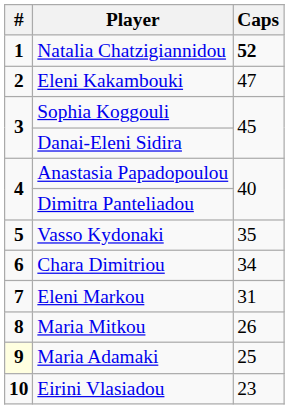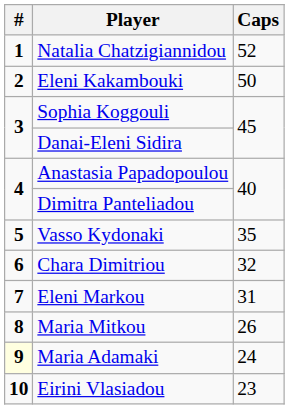(247, 50) bold -> (247, 50) normal
(247, 81) 47 -> (247, 81) 50
(247, 265) 34 -> (247, 265) 32
(247, 357) 25 -> (247, 357) 24
